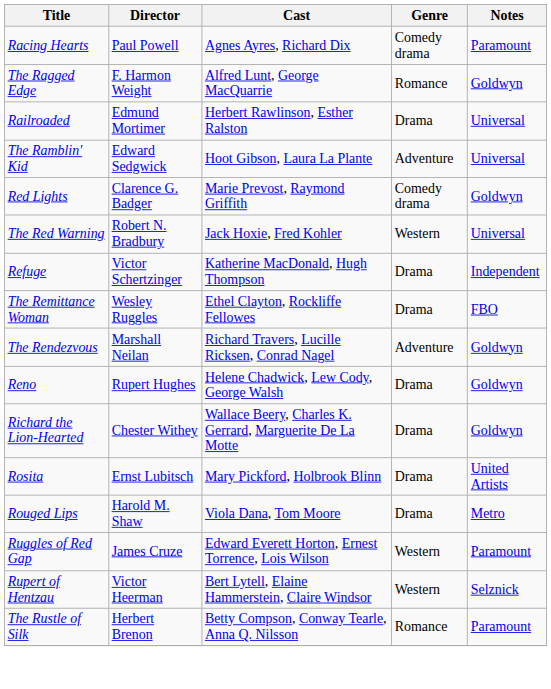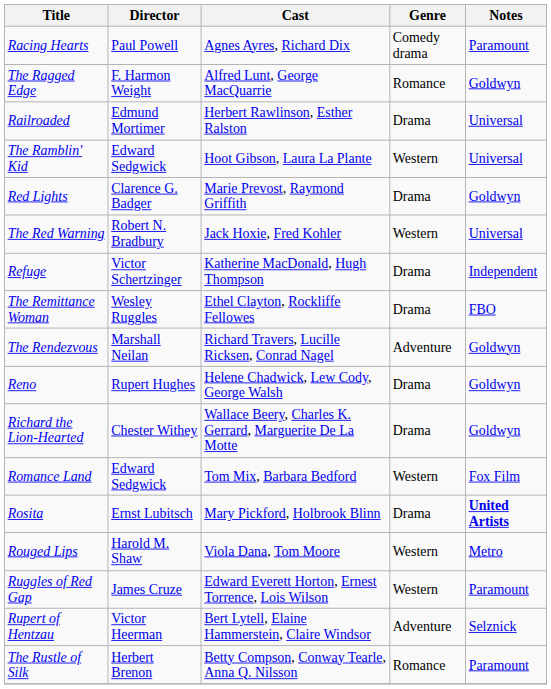(424, 158) Adventure -> (415, 158) Western
(418, 196) Comedy drama -> (412, 196) Drama
+ row: (50, 476)
(490, 476) normal -> (489, 513) bold
(414, 513) Drama -> (415, 551) Western
(417, 589) Western -> (422, 627) Adventure
